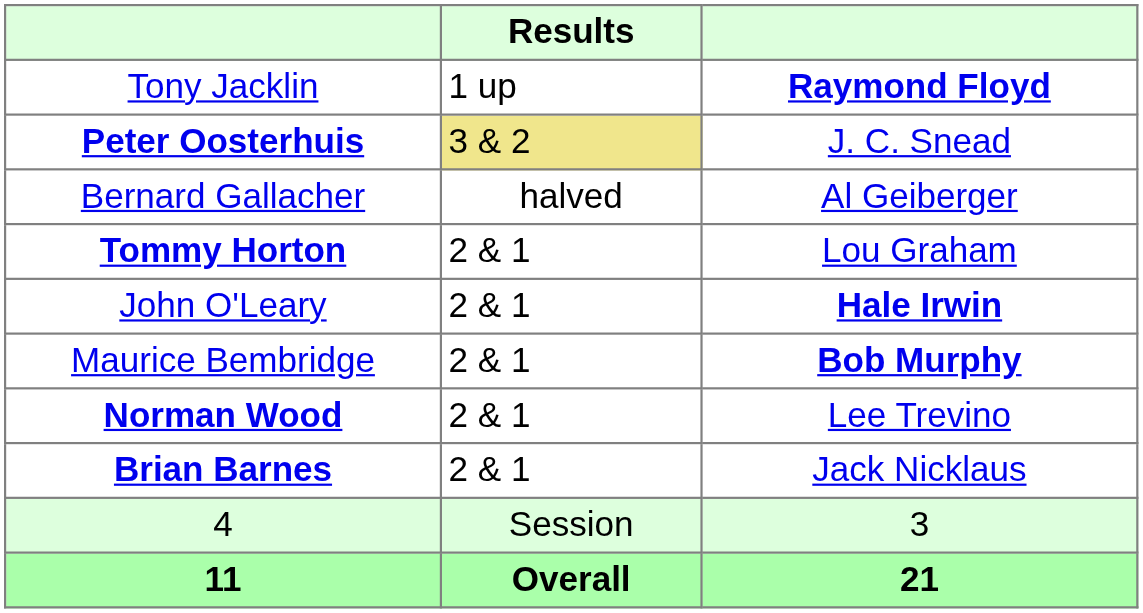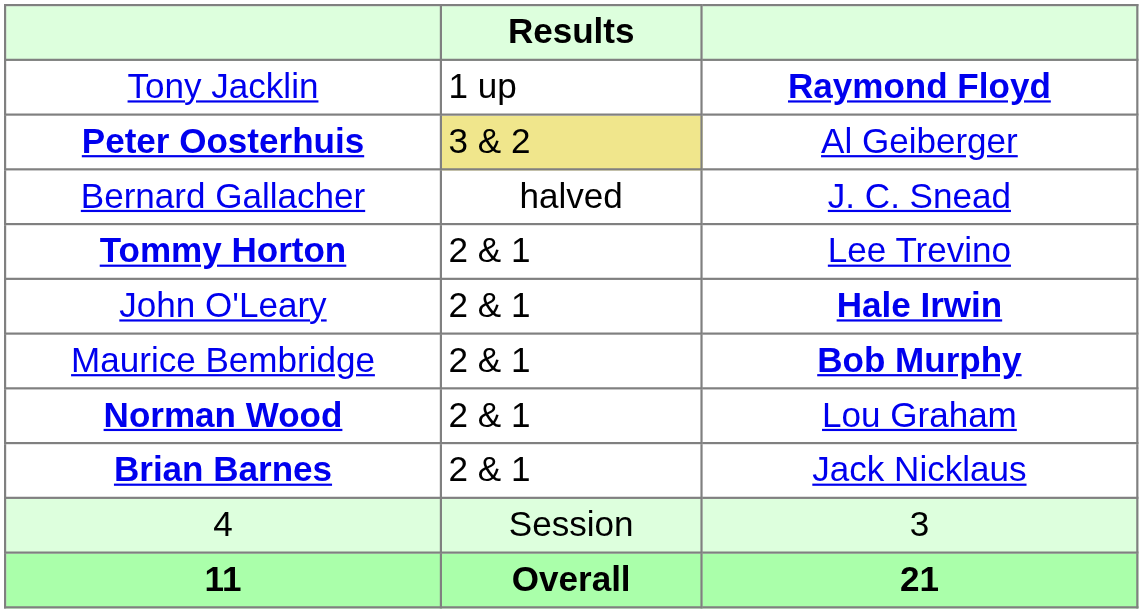(919, 141) J. C. Snead -> (919, 141) Al Geiberger
(919, 196) Al Geiberger -> (919, 196) J. C. Snead
(919, 250) Lou Graham -> (919, 250) Lee Trevino
(919, 415) Lee Trevino -> (919, 415) Lou Graham
